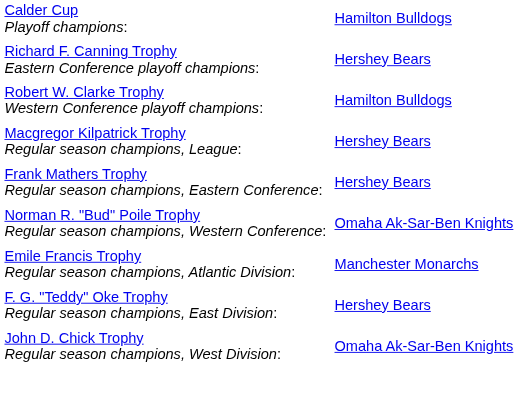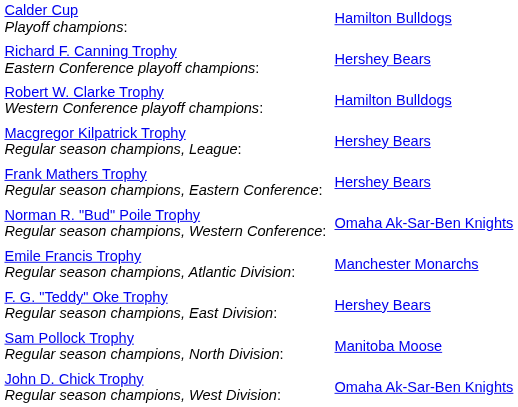+ row: (144, 346)
